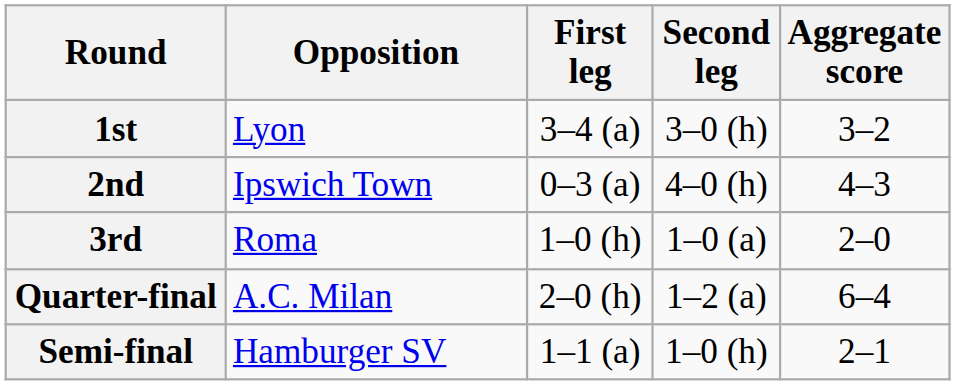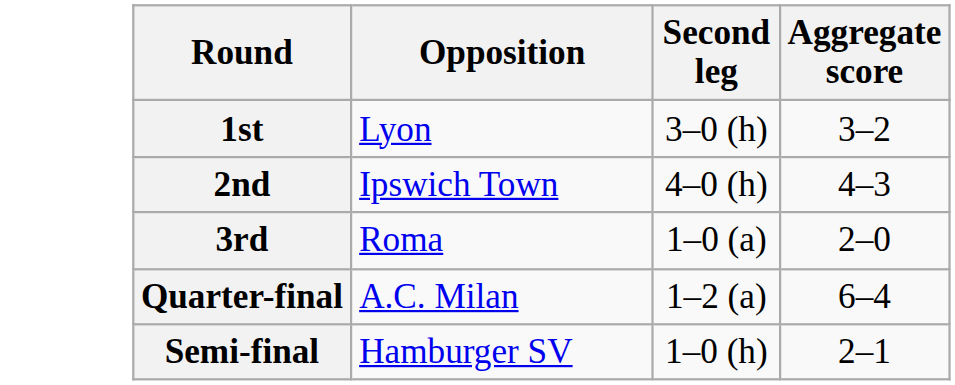- column: (590, 52)
